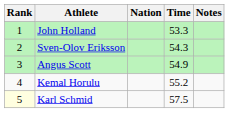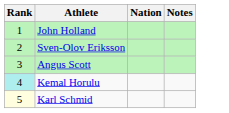- column: (179, 13)
(20, 82) no background -> (20, 82) paleturquoise background
